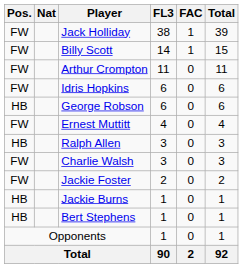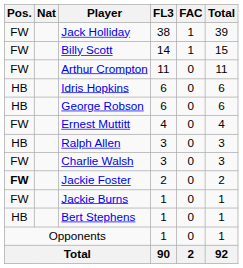(19, 87) FW -> (19, 87) HB
(19, 180) normal -> (19, 180) bold
(19, 198) HB -> (19, 198) FW
